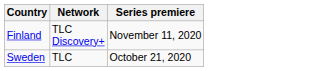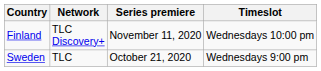+ column: (260, 12)
